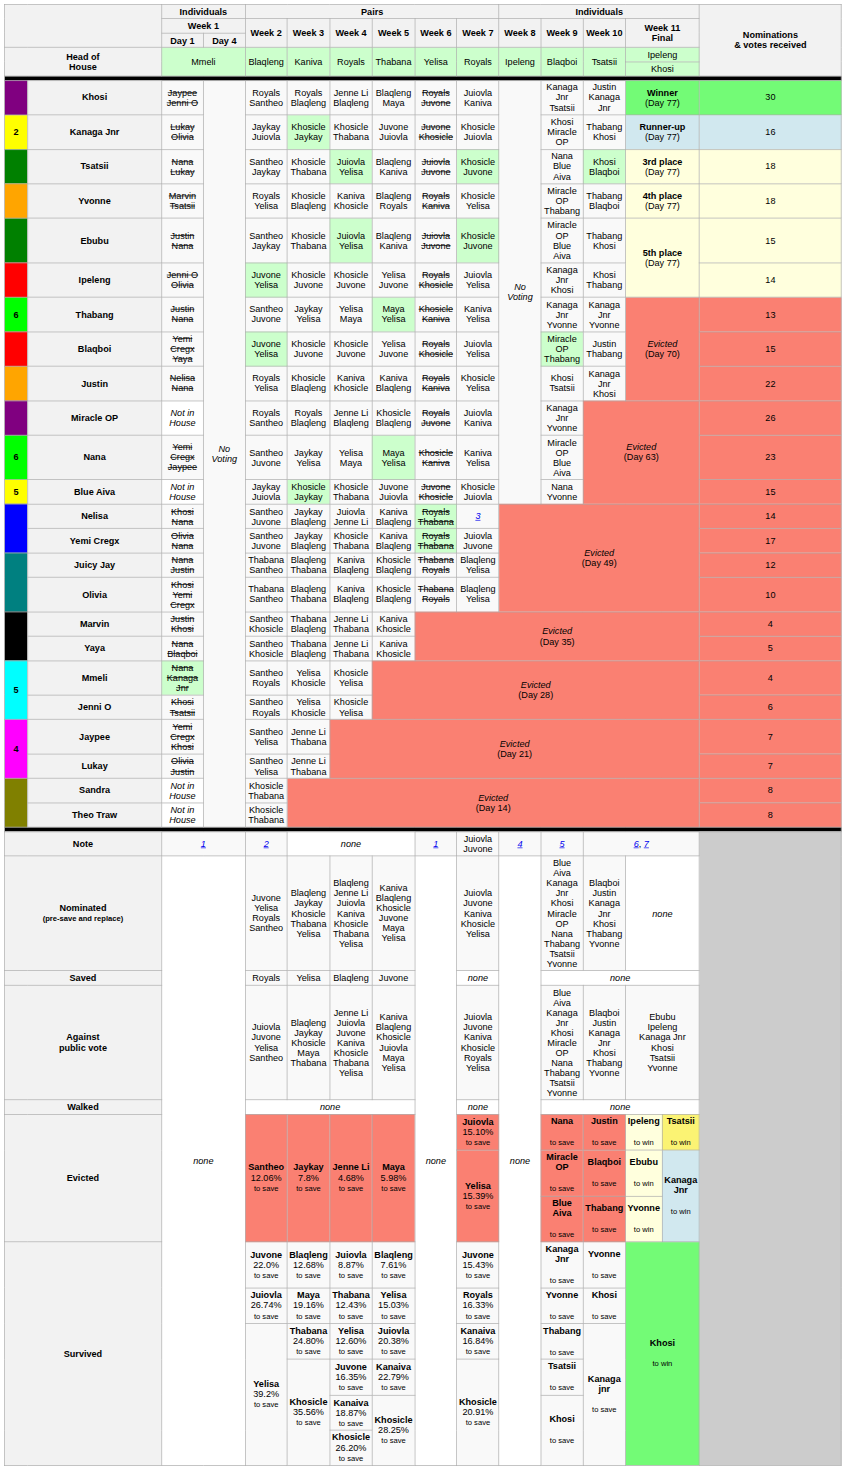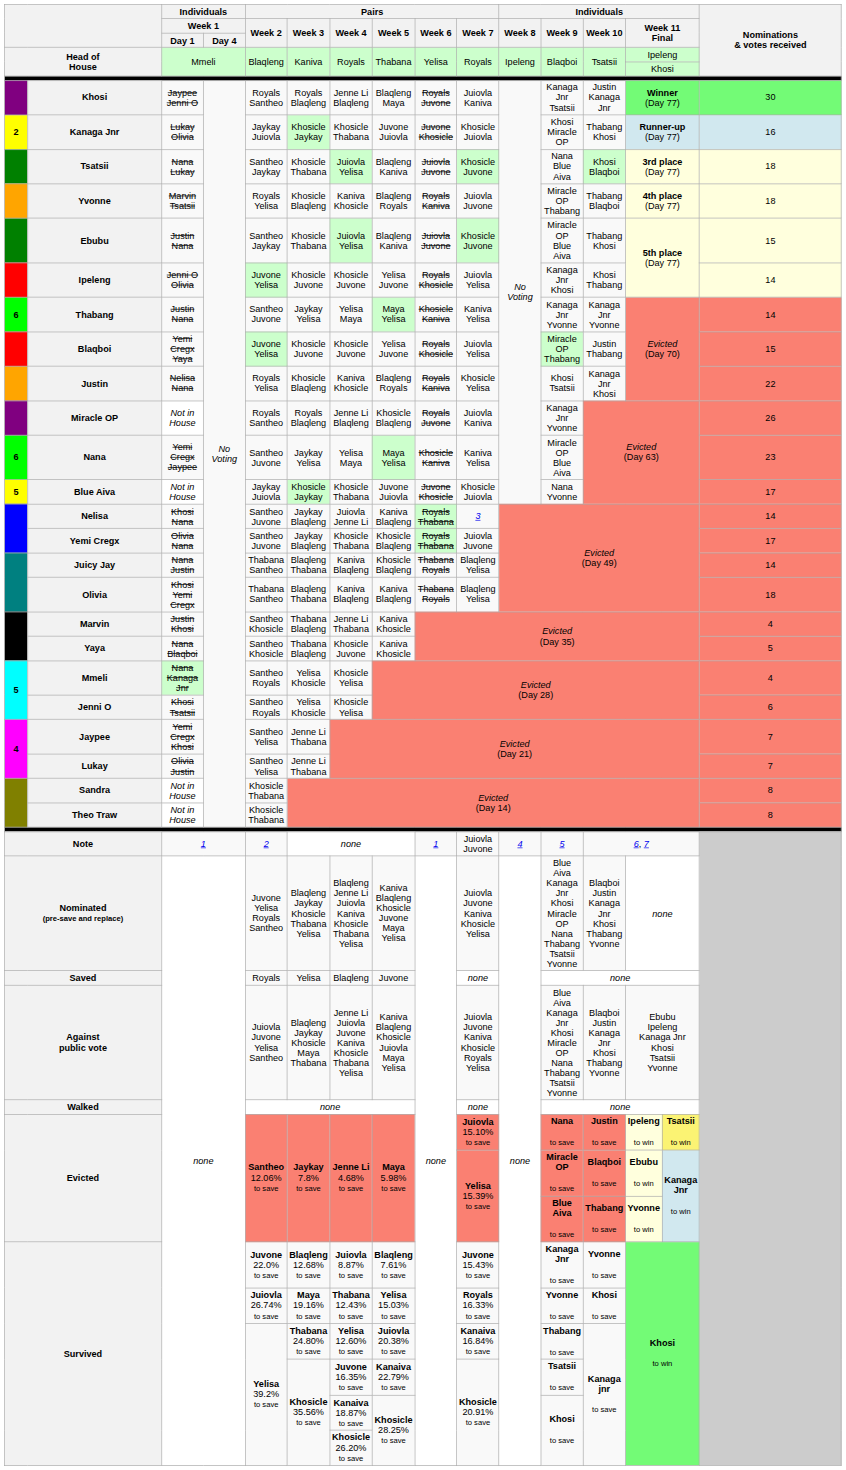(478, 201) Khosicle Yelisa -> (478, 201) Juiovla Juvone
(770, 314) 13 -> (770, 314) 14
(394, 383) Kaniva Blaqleng -> (394, 383) Blaqleng Royals
(770, 491) 15 -> (770, 491) 17
(394, 540) Kaniva Blaqleng -> (394, 540) Khosicle Blaqleng
(770, 565) 12 -> (770, 565) 14
(394, 594) Khosicle Blaqleng -> (394, 594) Kaniva Blaqleng
(770, 594) 10 -> (770, 594) 18
(351, 648) Jenne Li Thabana -> (351, 648) Khosicle Juvone
